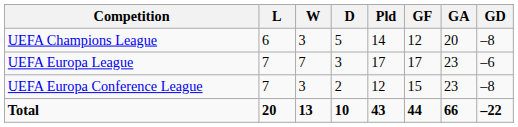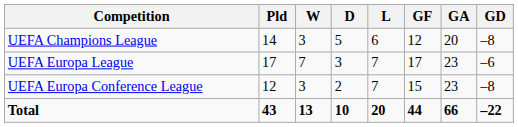columns swapped: (386, 16) <-> (277, 16)
